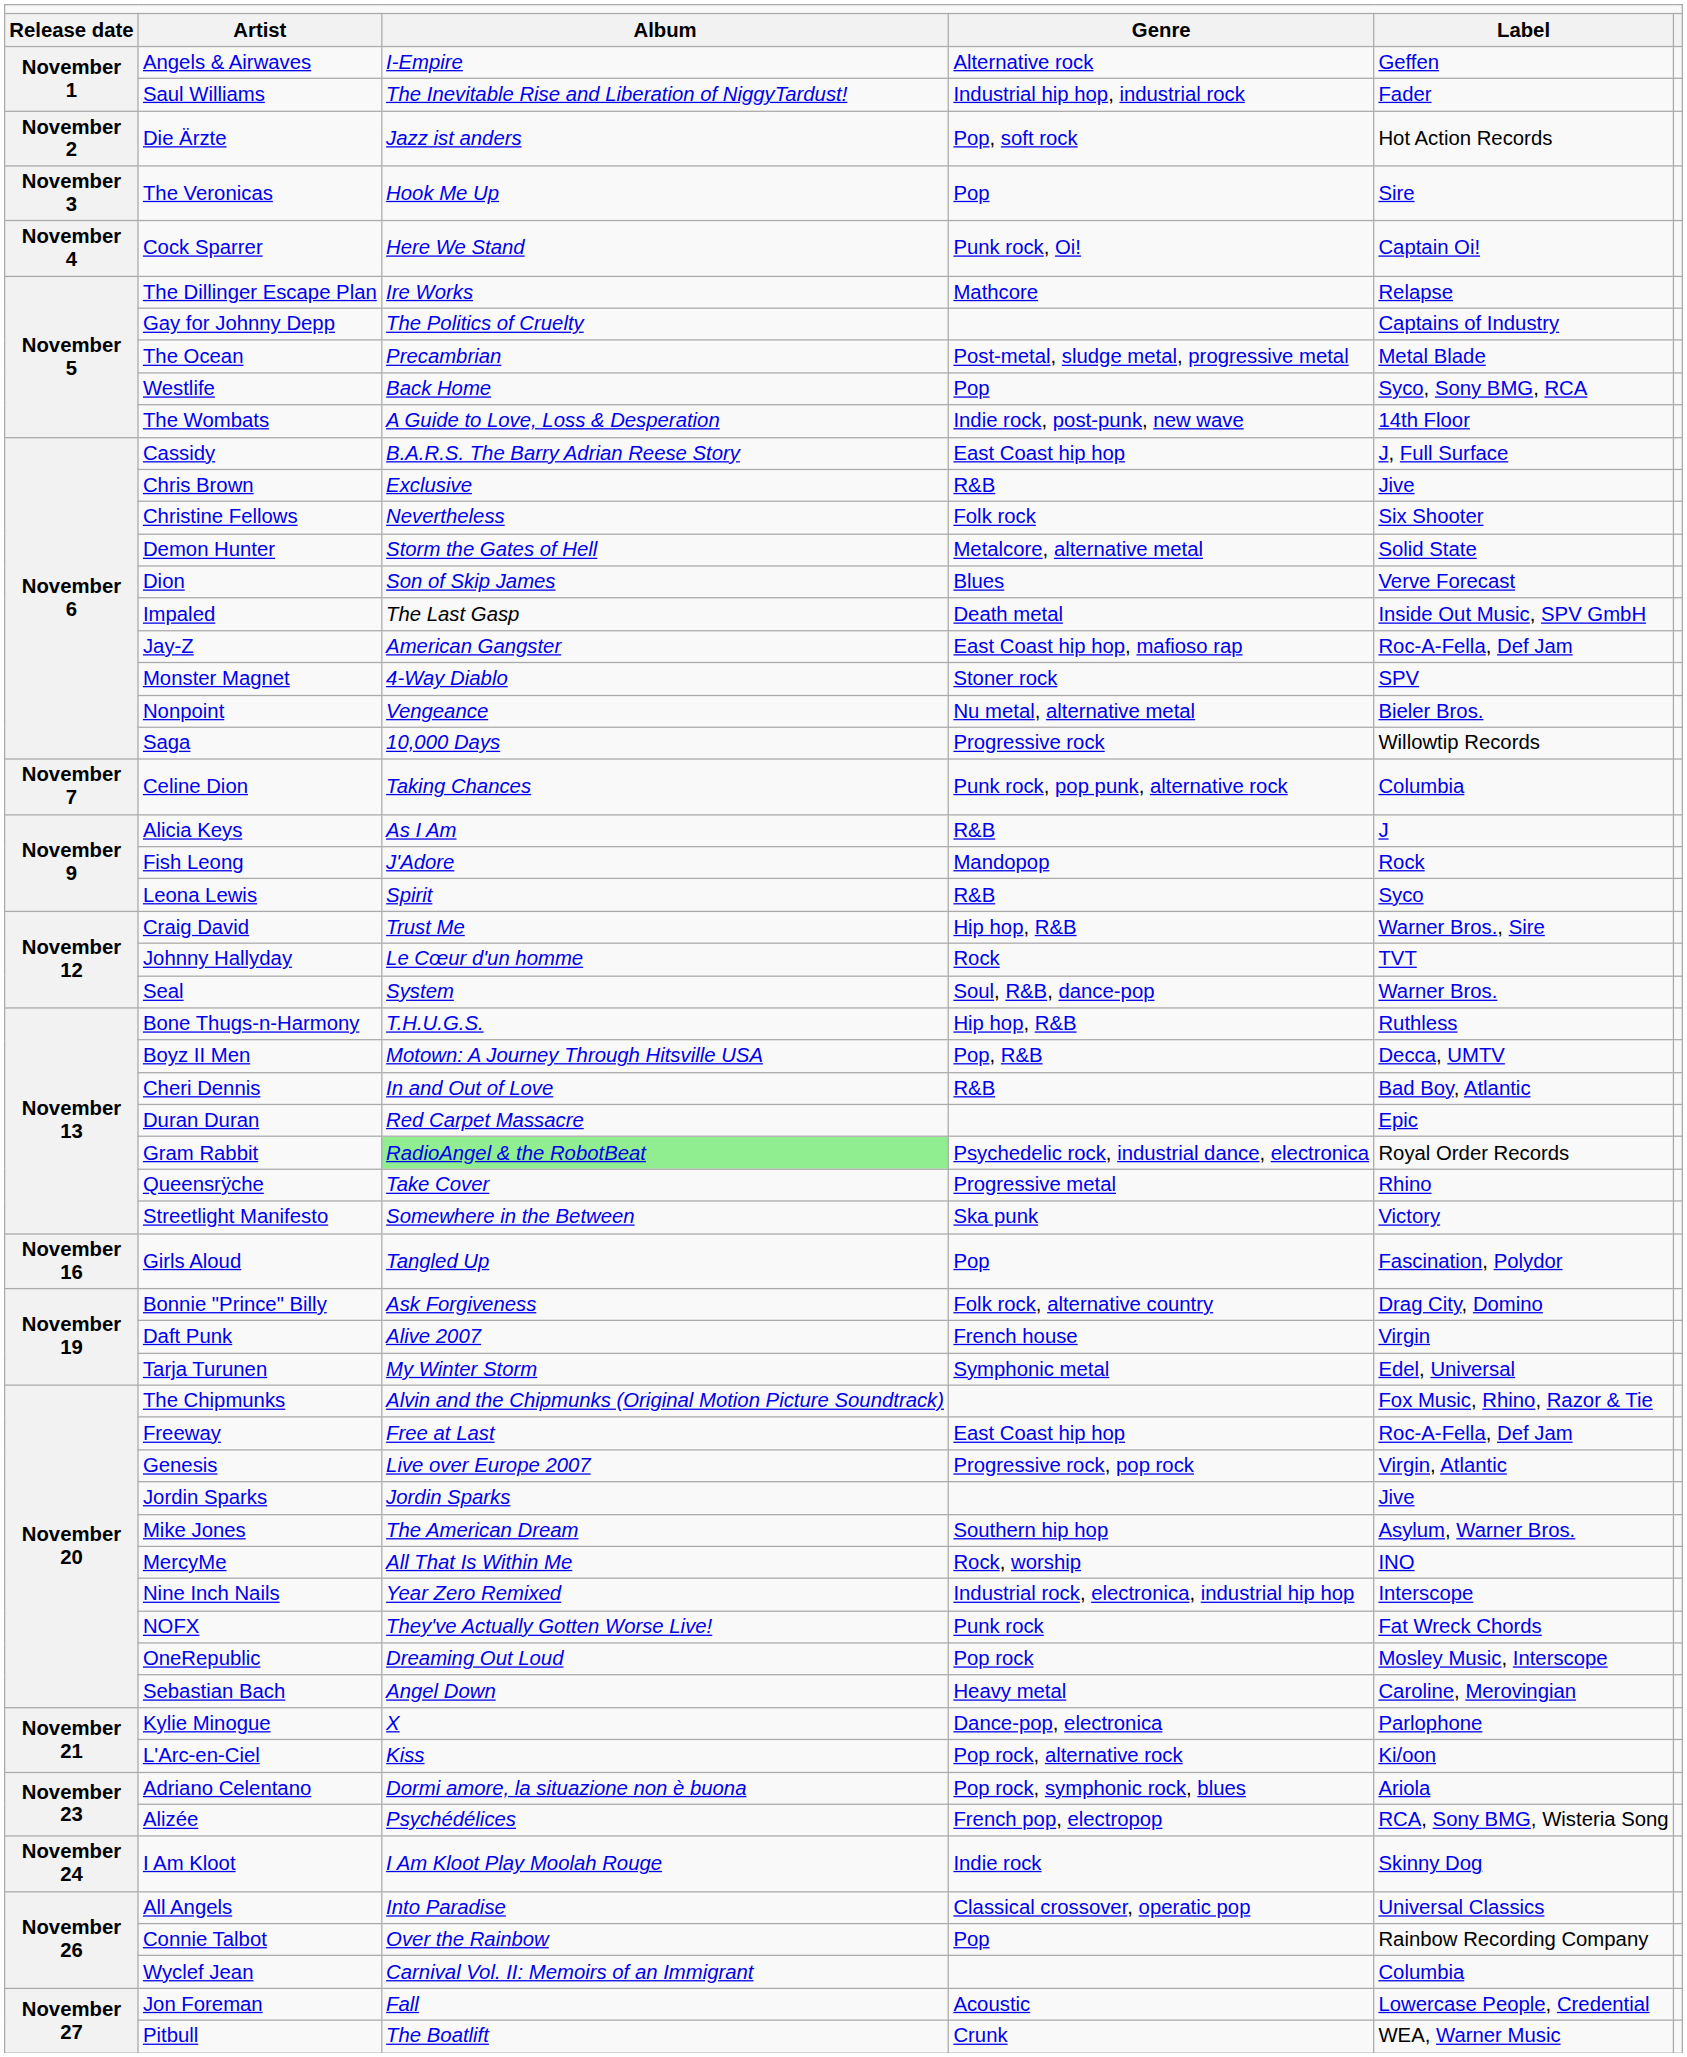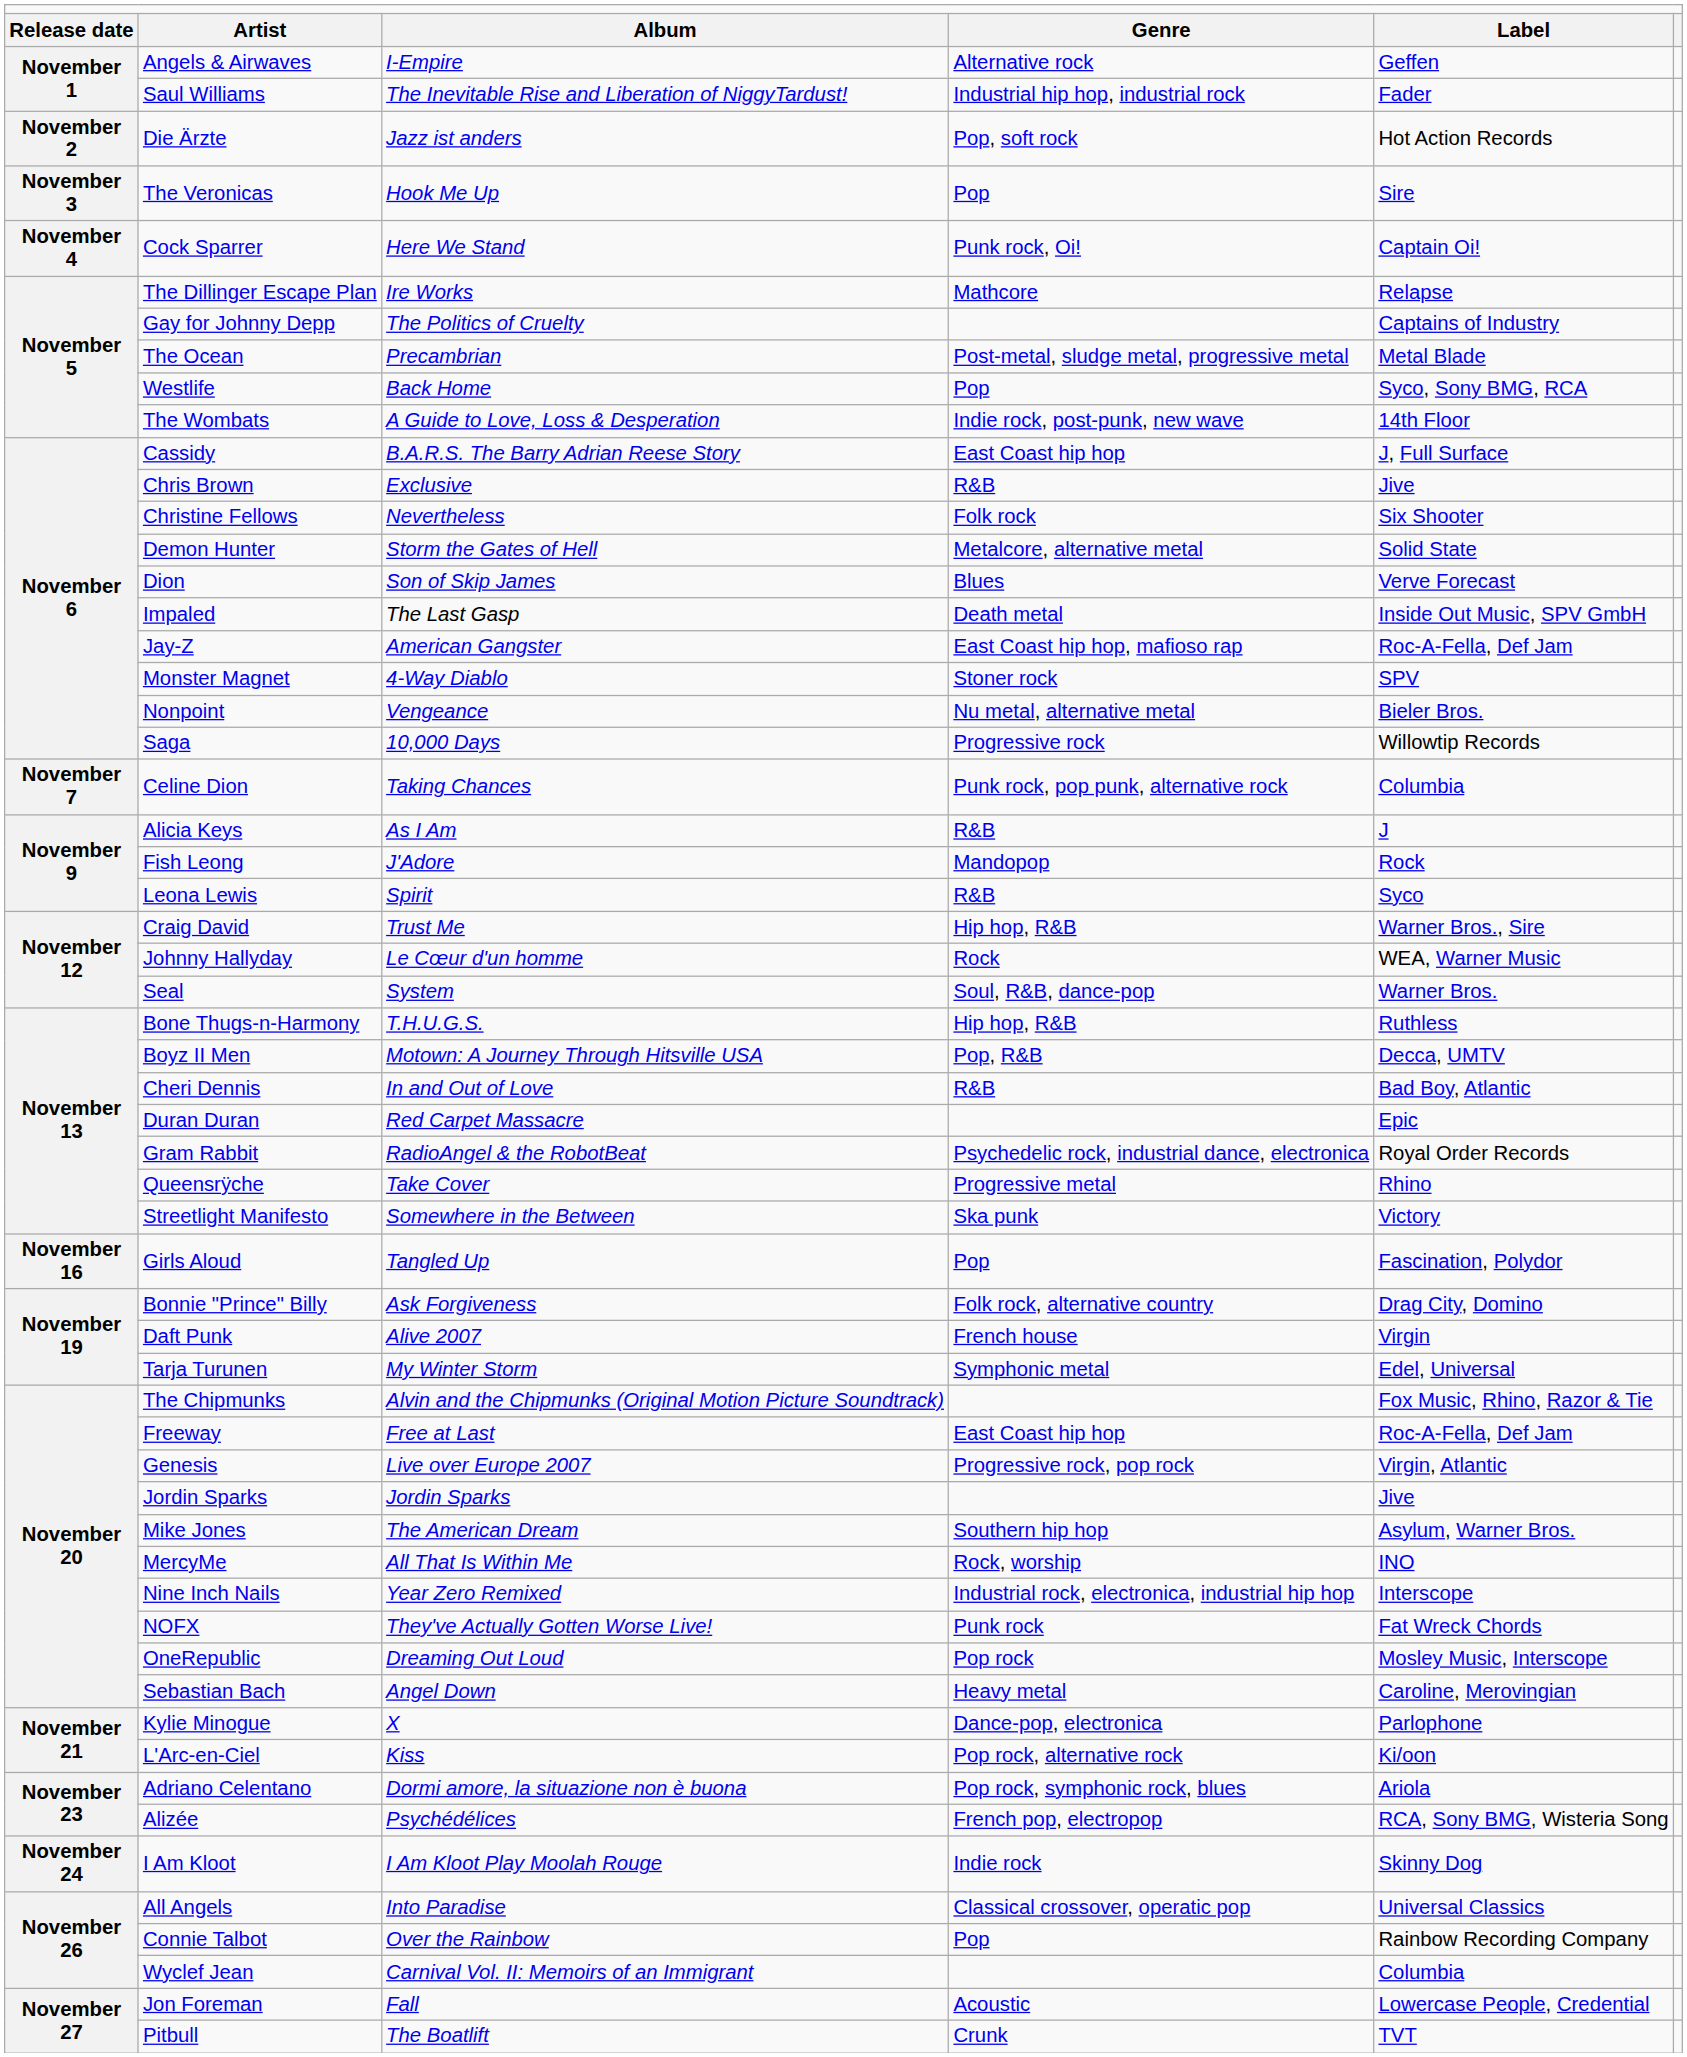(1398, 959) TVT -> (1470, 959) WEA, Warner Music
(516, 1152) lightgreen background -> (516, 1152) no background
(1470, 2036) WEA, Warner Music -> (1398, 2036) TVT
